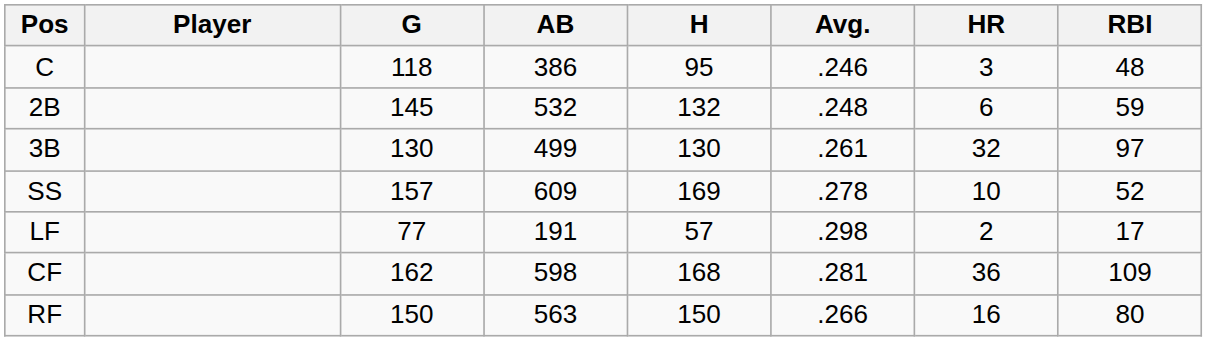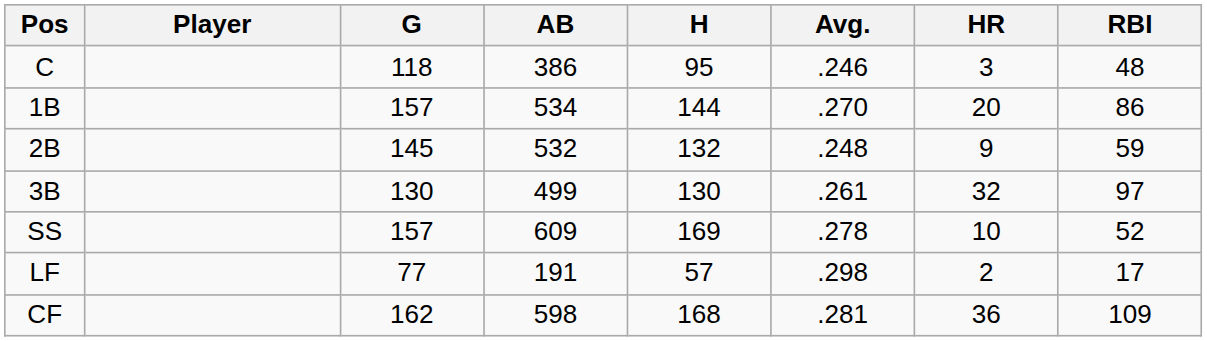+ row: (45, 107)
(986, 107) 6 -> (986, 149) 9
- row: (45, 314)
